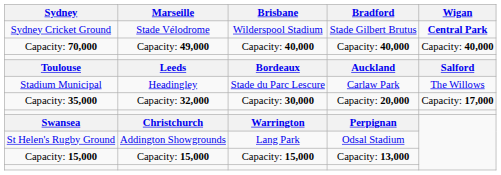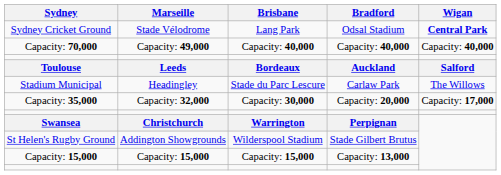(278, 29) Wilderspool Stadium -> (278, 29) Lang Park
(373, 29) Stade Gilbert Brutus -> (373, 29) Odsal Stadium
(278, 139) Lang Park -> (278, 139) Wilderspool Stadium
(373, 139) Odsal Stadium -> (373, 139) Stade Gilbert Brutus
